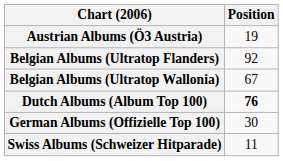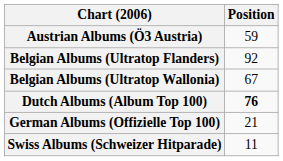(251, 36) 19 -> (251, 36) 59
(251, 123) 30 -> (251, 123) 21
